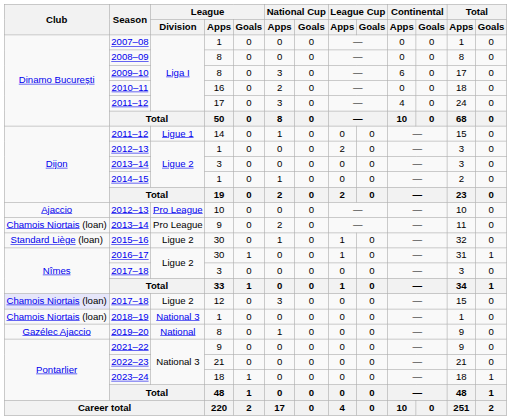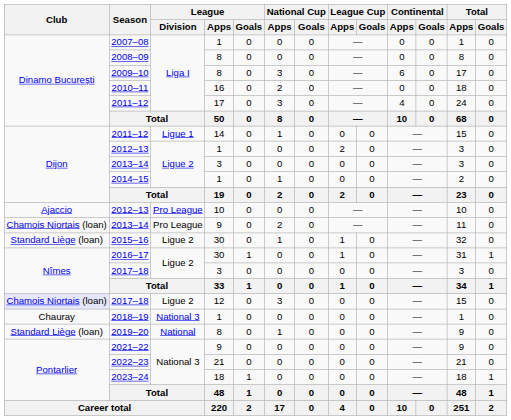(57, 316) Chamois Niortais (loan) -> (57, 316) Chauray
(57, 331) Gazélec Ajaccio -> (57, 331) Standard Liège (loan)
